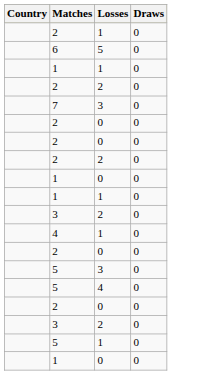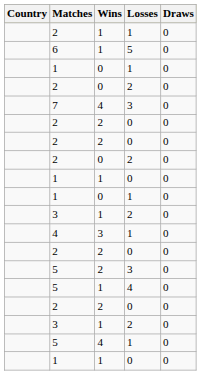+ column: (110, 14)
